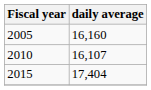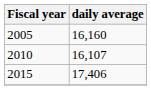(89, 74) 17,404 -> (89, 74) 17,406
